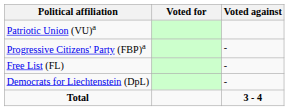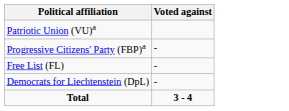- column: (186, 12)
